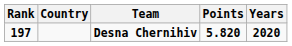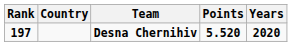(223, 32) 5.820 -> (223, 32) 5.520
